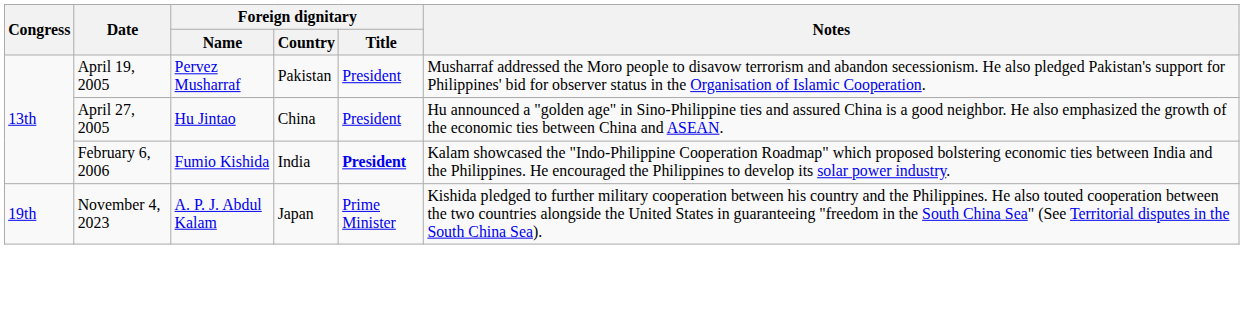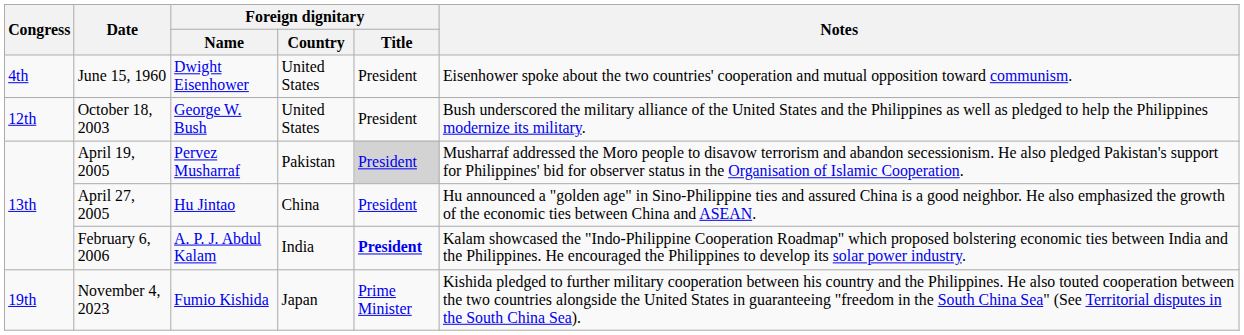+ row: (122, 76)
+ row: (115, 119)
(372, 76) no background -> (387, 162) lightgrey background
(222, 162) Fumio Kishida -> (218, 247) A. P. J. Abdul Kalam
(218, 213) A. P. J. Abdul Kalam -> (221, 299) Fumio Kishida
